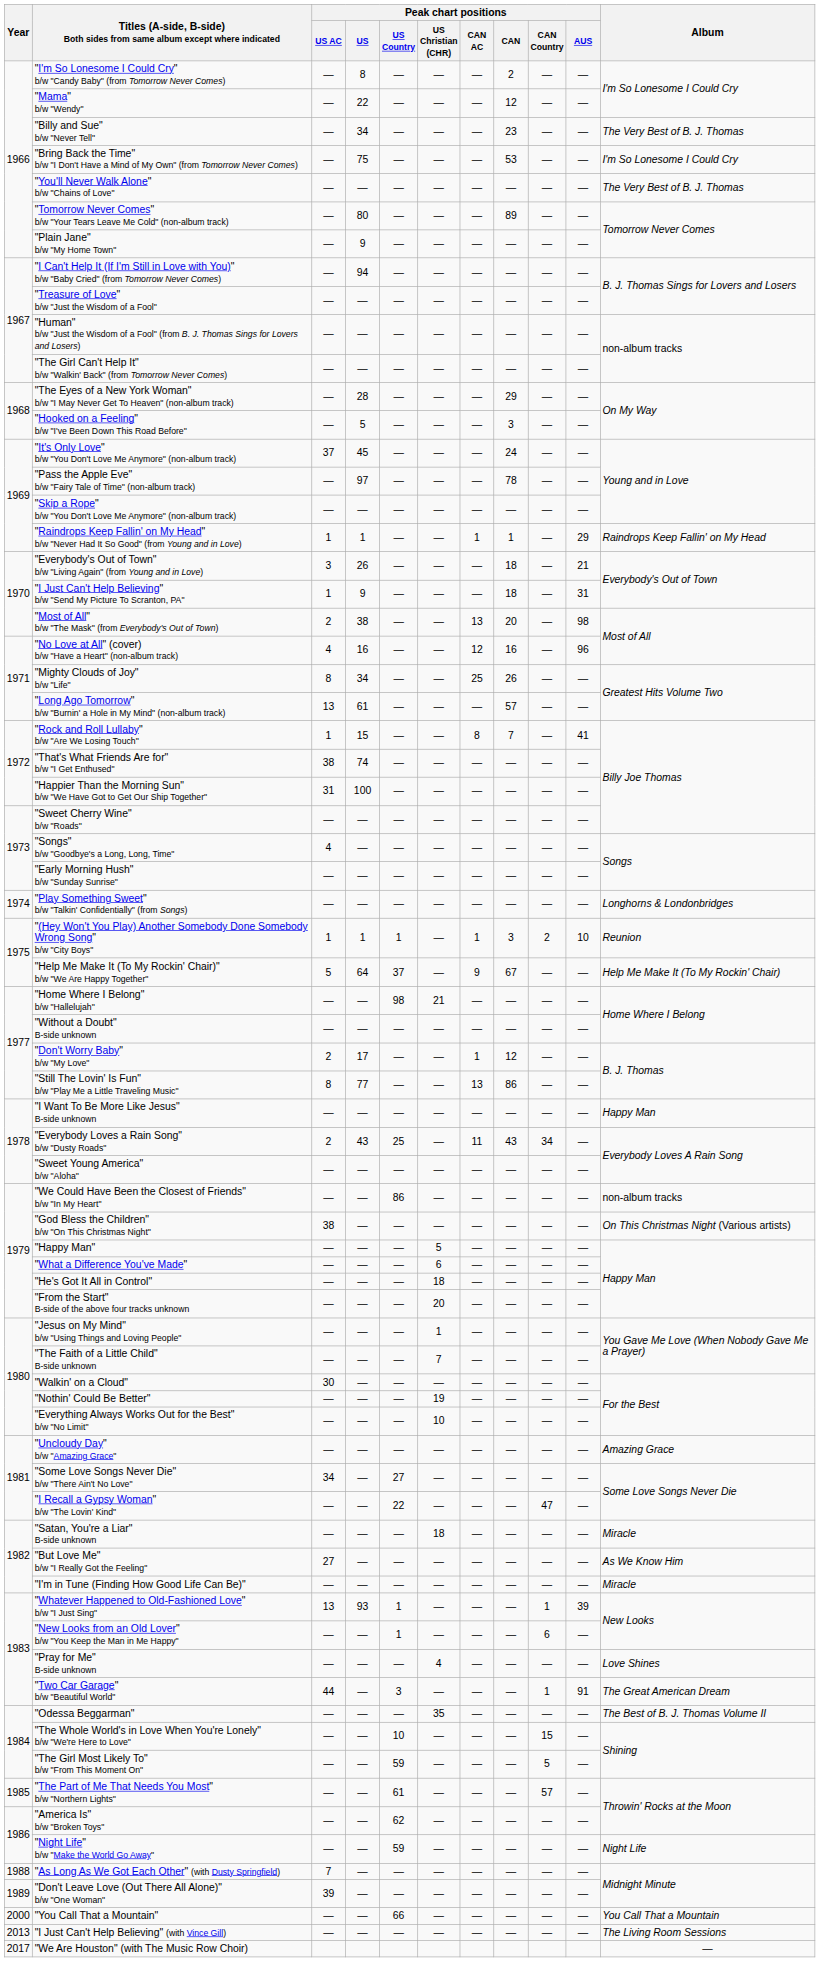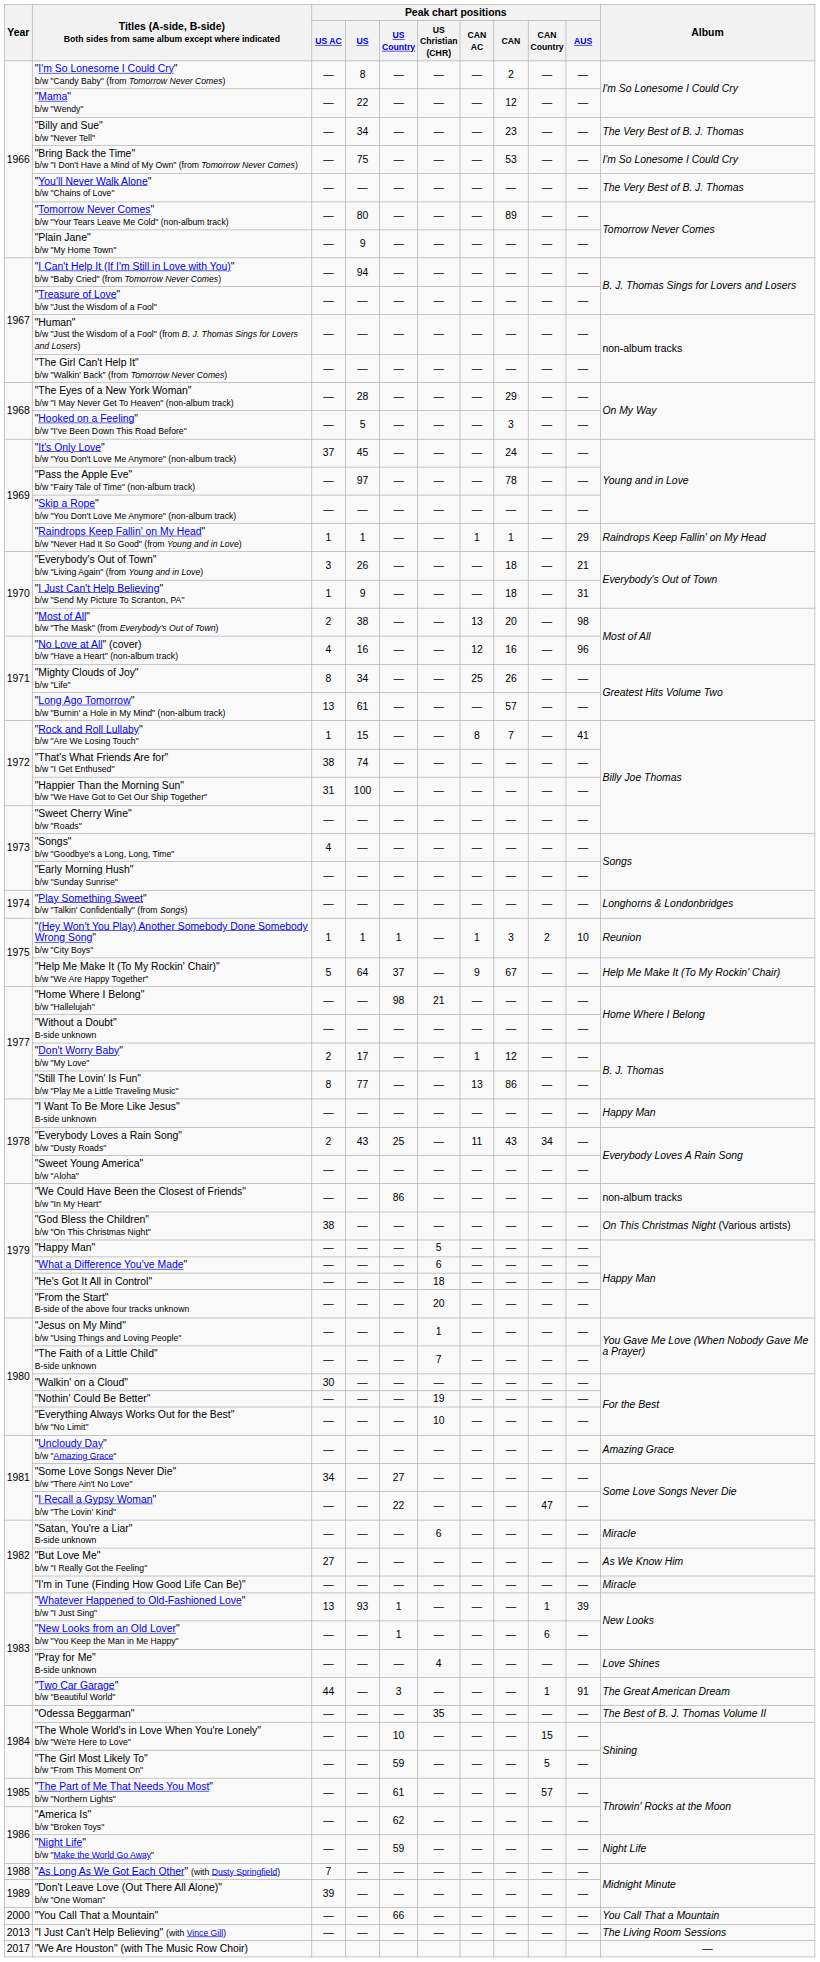(439, 1534) 18 -> (439, 1534) 6
